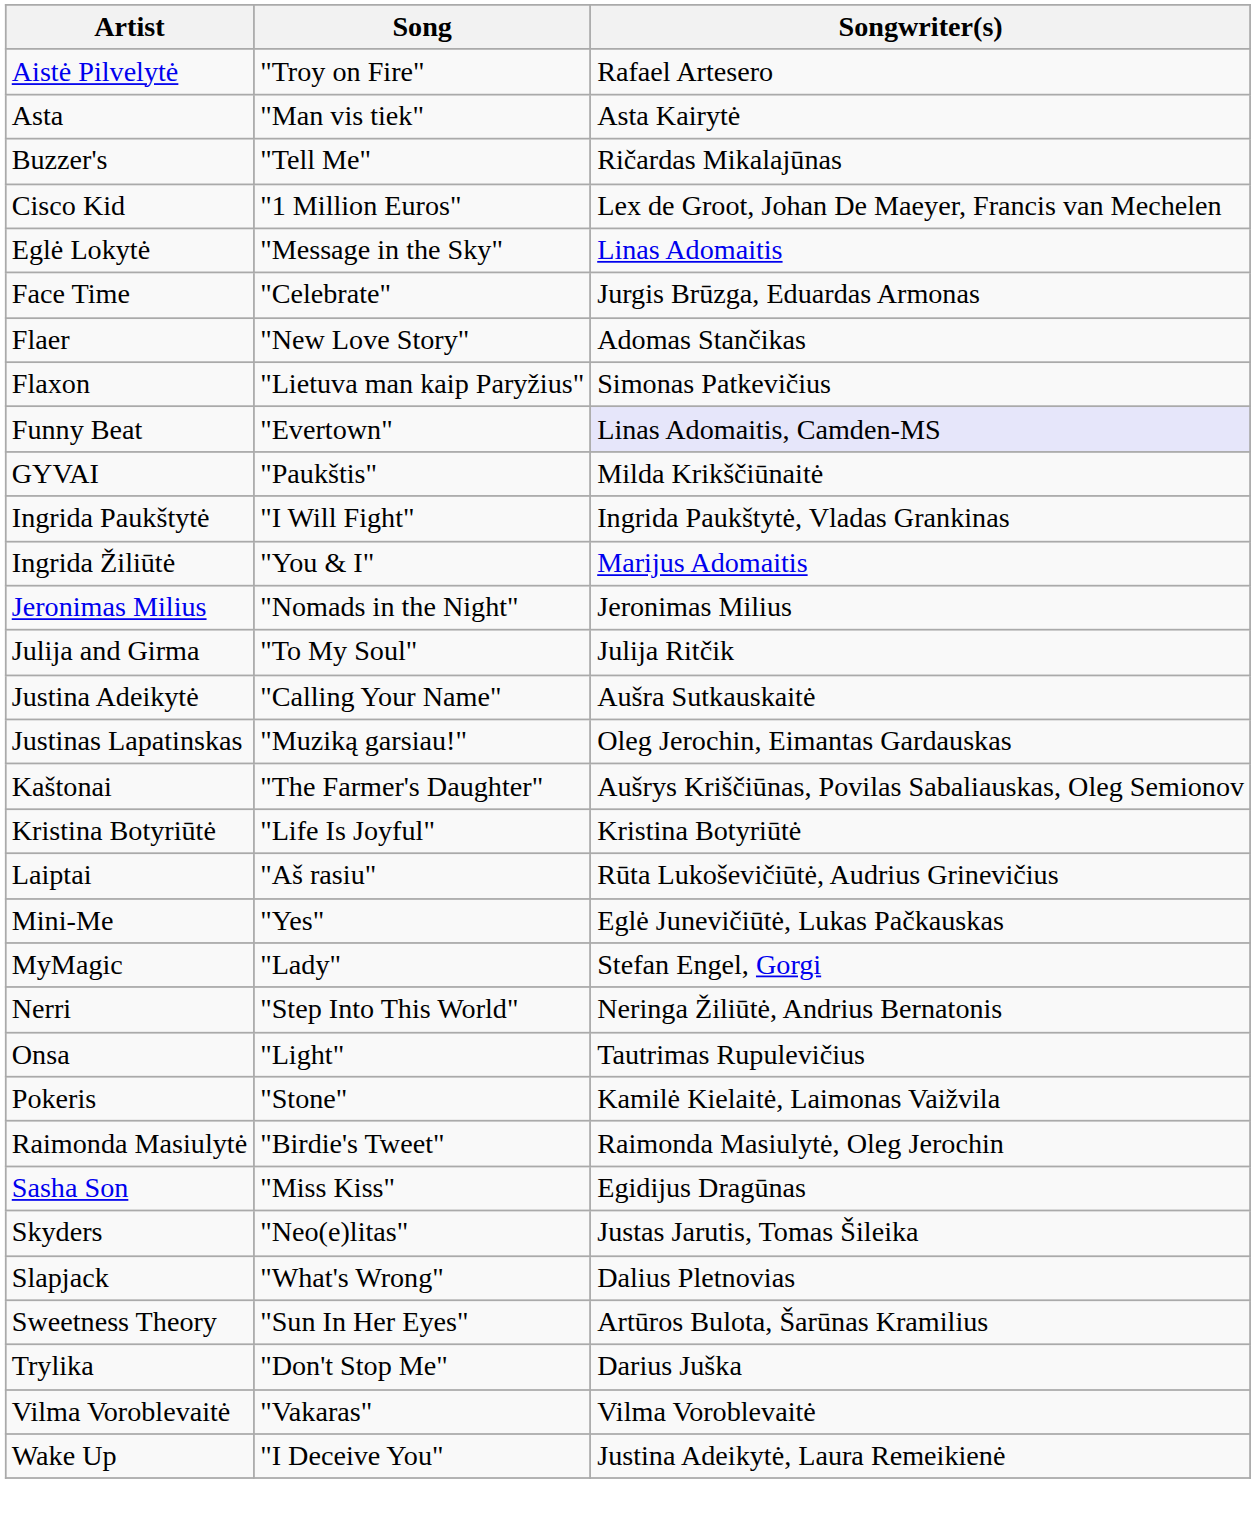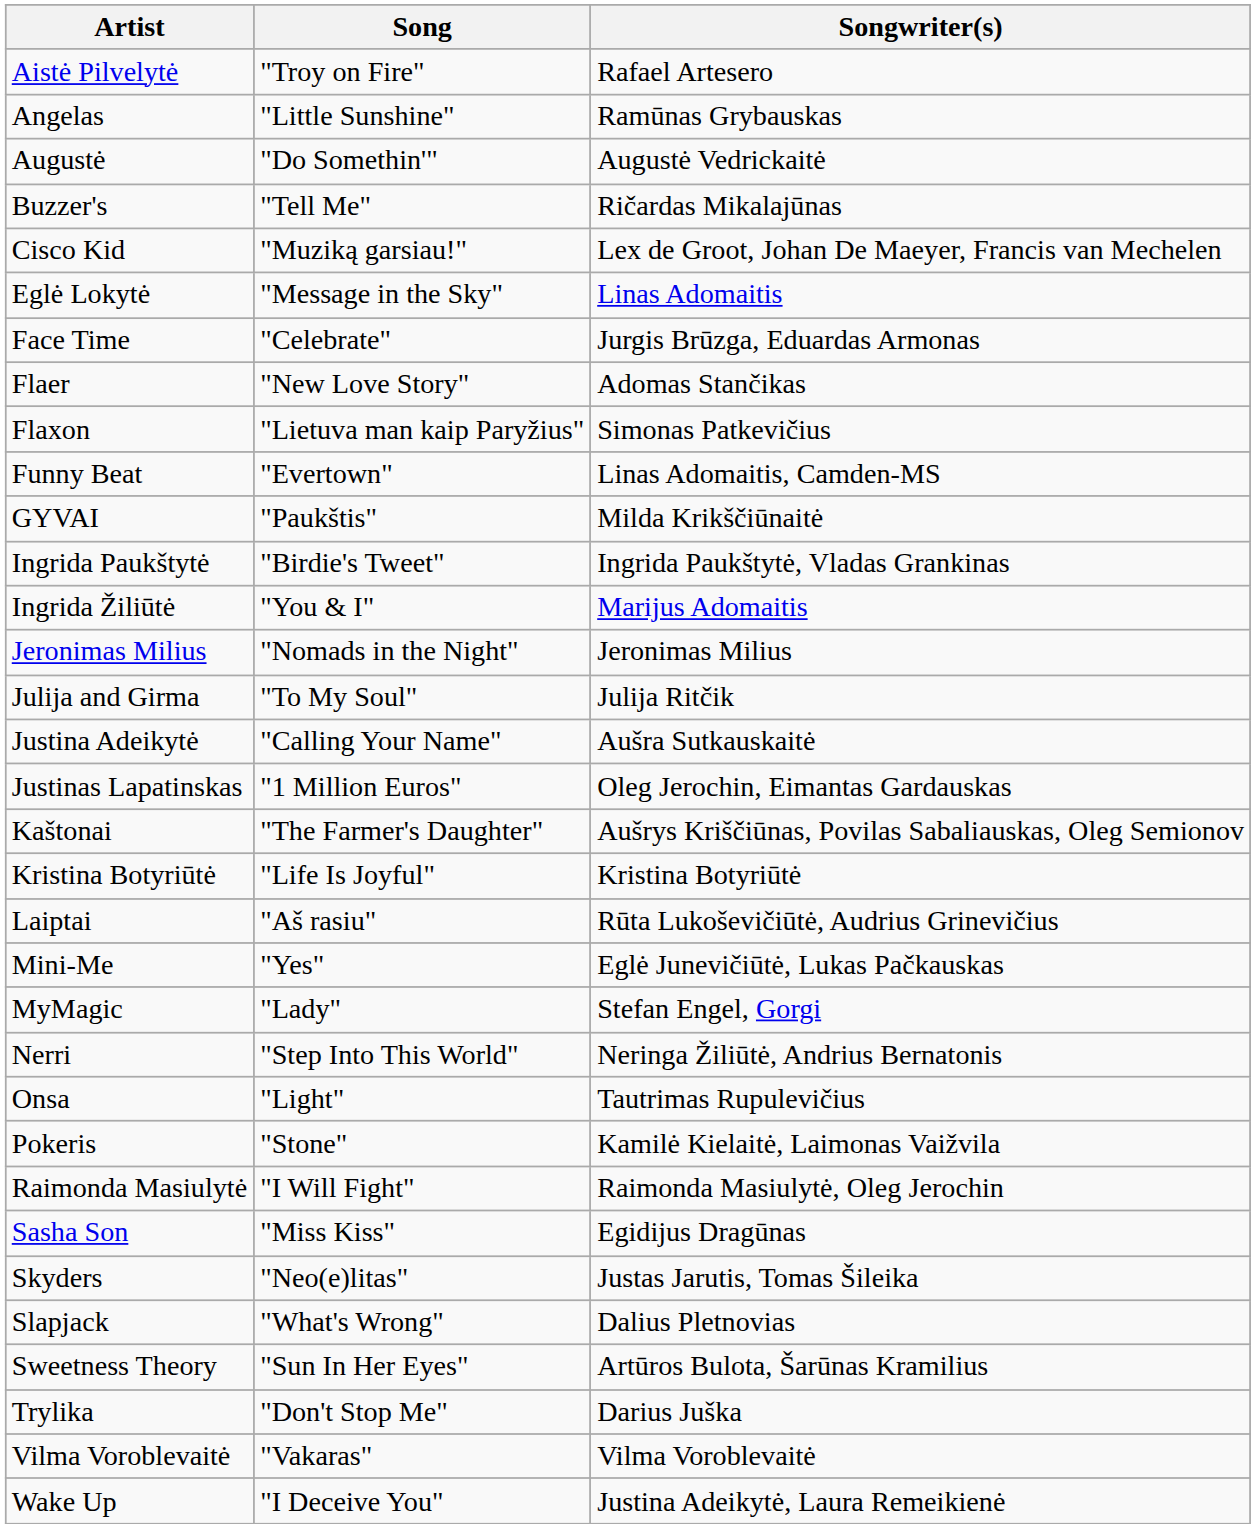+ row: (58, 116)
- row: (38, 116)
+ row: (59, 160)
(361, 205) "1 Million Euros" -> (364, 250) "Muziką garsiau!"
(769, 428) lavender background -> (769, 473) no background
(337, 518) "I Will Fight" -> (352, 562) "Birdie's Tweet"
(364, 741) "Muziką garsiau!" -> (361, 786) "1 Million Euros"
(352, 1143) "Birdie's Tweet" -> (337, 1187) "I Will Fight"
